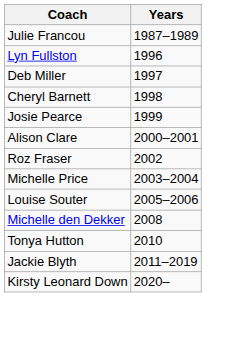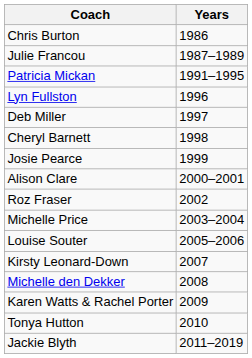+ row: (43, 35)
+ row: (51, 76)
+ row: (68, 261)
+ row: (90, 302)
- row: (68, 281)
